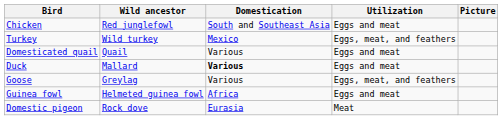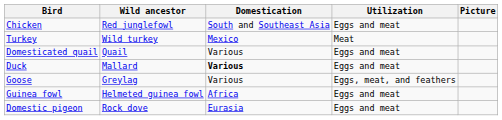(395, 39) Eggs, meat, and feathers -> (344, 39) Meat
(344, 108) Meat -> (367, 108) Eggs and meat
